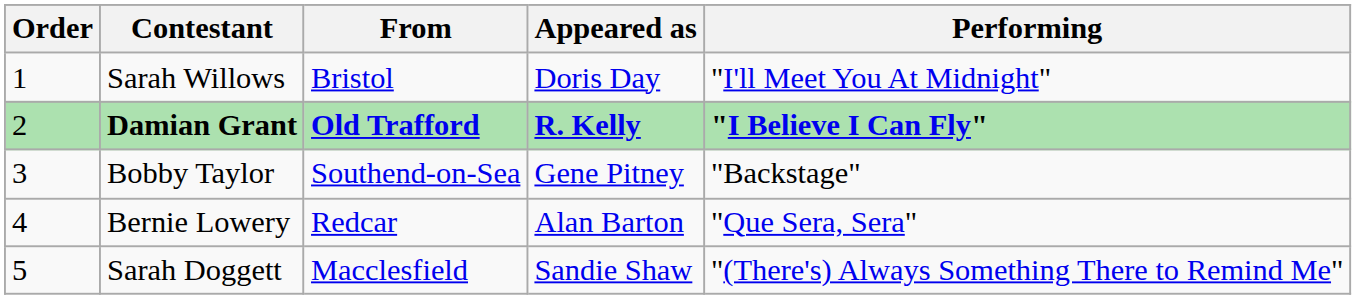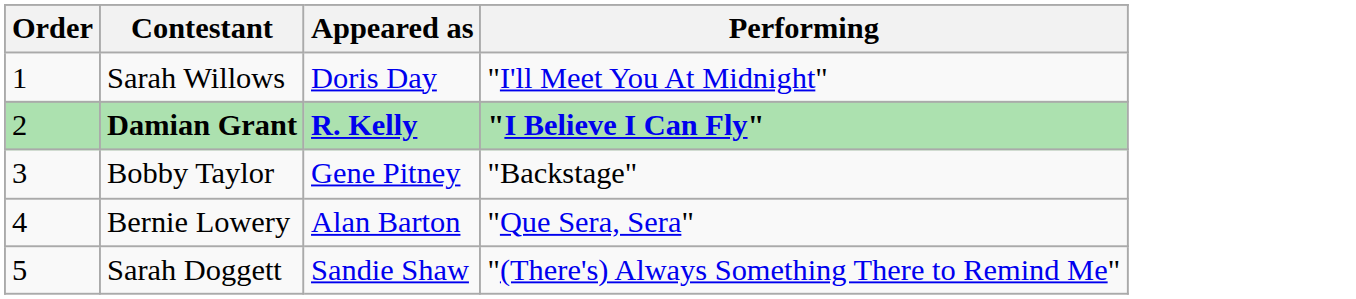- column: (416, 28)
